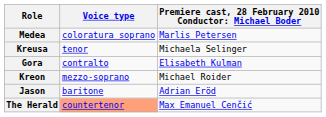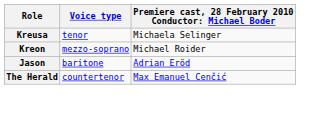- row: (32, 35)
- row: (32, 63)
(93, 105) lightsalmon background -> (93, 77) no background
